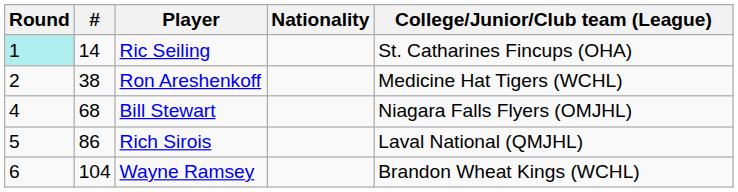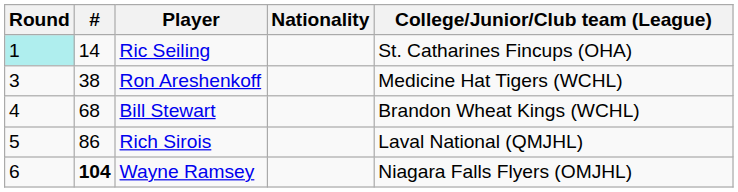(14, 80) 2 -> (14, 80) 3
(505, 111) Niagara Falls Flyers (OMJHL) -> (509, 111) Brandon Wheat Kings (WCHL)
(95, 171) normal -> (95, 171) bold
(509, 171) Brandon Wheat Kings (WCHL) -> (505, 171) Niagara Falls Flyers (OMJHL)
